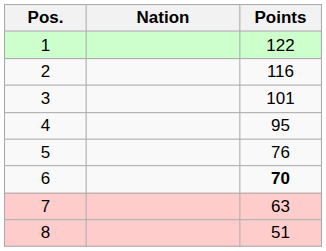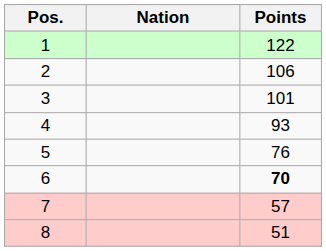(280, 71) 116 -> (280, 71) 106
(280, 125) 95 -> (280, 125) 93
(280, 206) 63 -> (280, 206) 57
